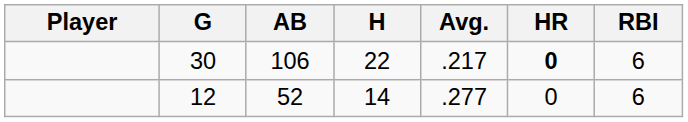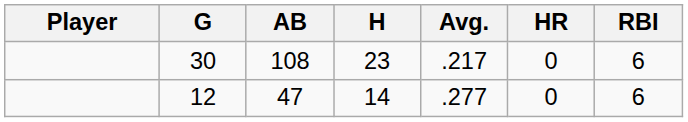(290, 60) 106 -> (290, 60) 108
(377, 60) 22 -> (377, 60) 23
(551, 60) bold -> (551, 60) normal
(290, 97) 52 -> (290, 97) 47
